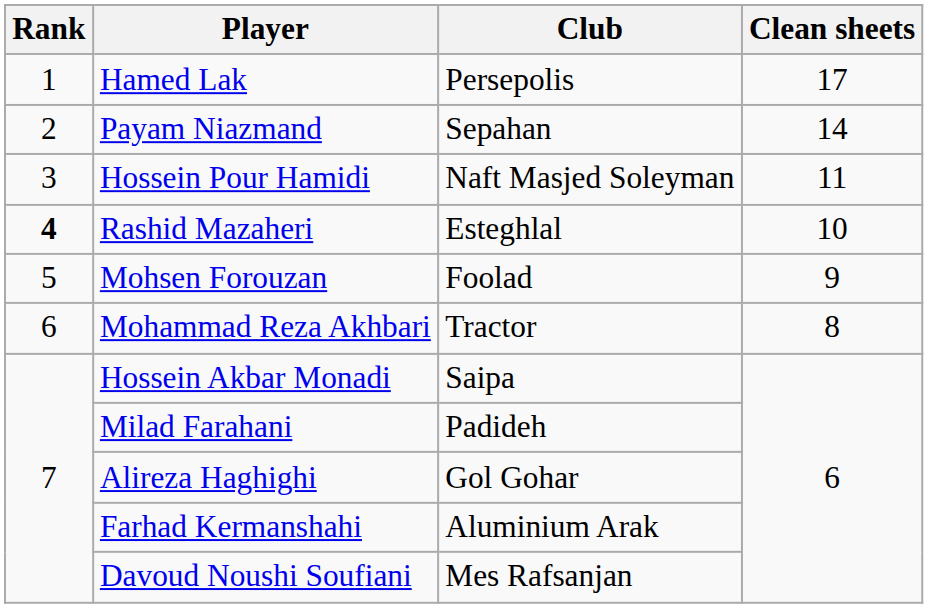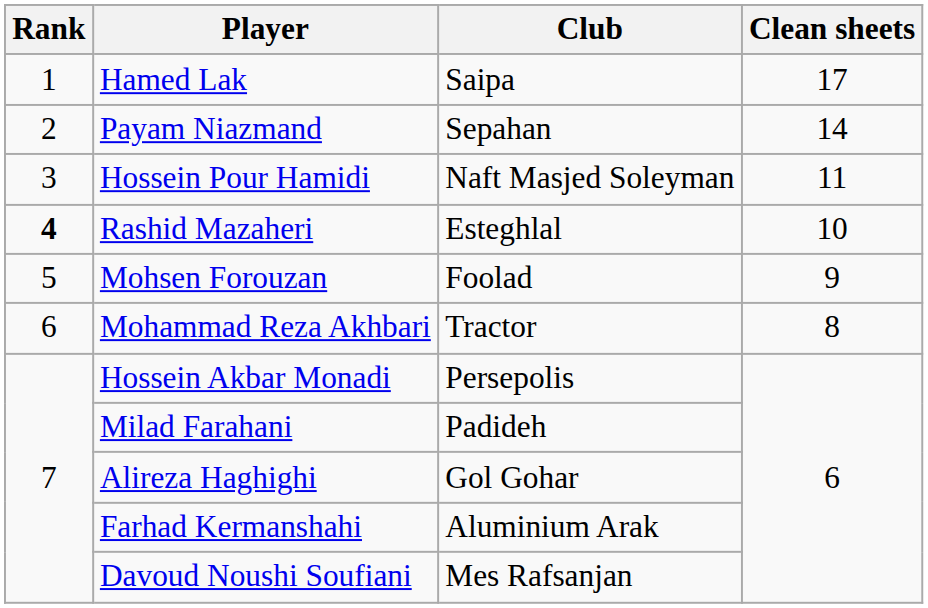(510, 79) Persepolis -> (480, 79) Saipa
(480, 377) Saipa -> (510, 377) Persepolis
